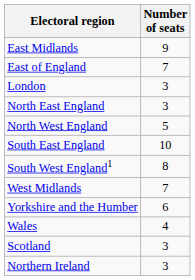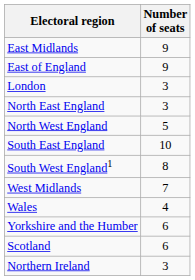(165, 67) 7 -> (165, 67) 9
rows swapped: (72, 207) <-> (22, 226)
(165, 246) 3 -> (165, 246) 6
